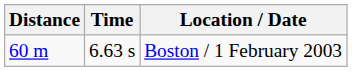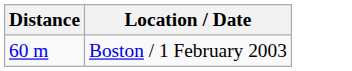- column: (112, 19)
